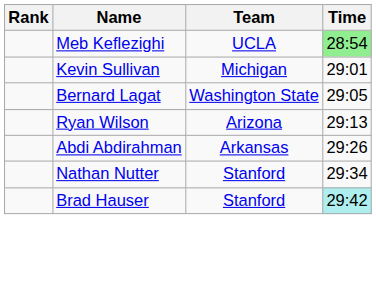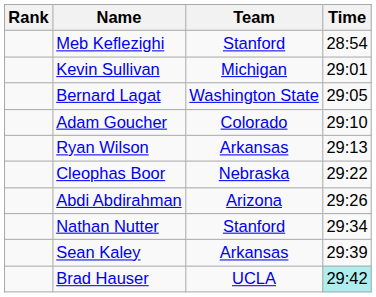(254, 43) UCLA -> (254, 43) Stanford
(347, 43) lightgreen background -> (347, 43) no background
+ row: (112, 122)
(254, 122) Arizona -> (254, 148) Arkansas
+ row: (111, 174)
(254, 148) Arkansas -> (254, 200) Arizona
+ row: (98, 252)
(254, 200) Stanford -> (254, 278) UCLA
